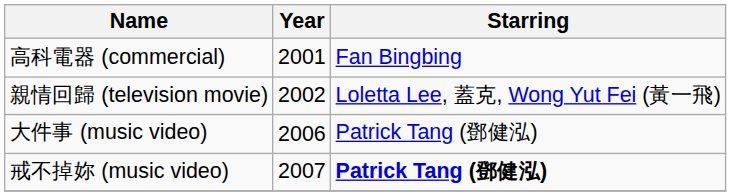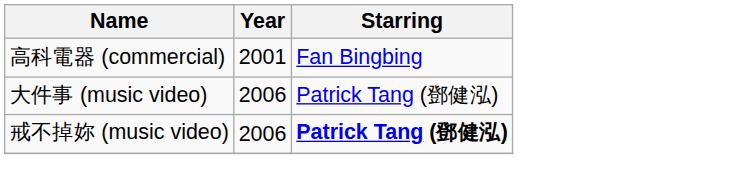- row: (139, 94)
(302, 171) 2007 -> (263, 133) 2006
